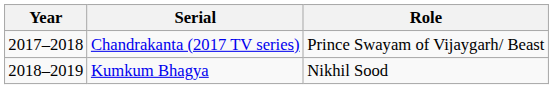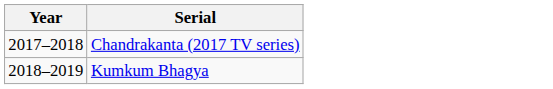- column: (426, 17)
